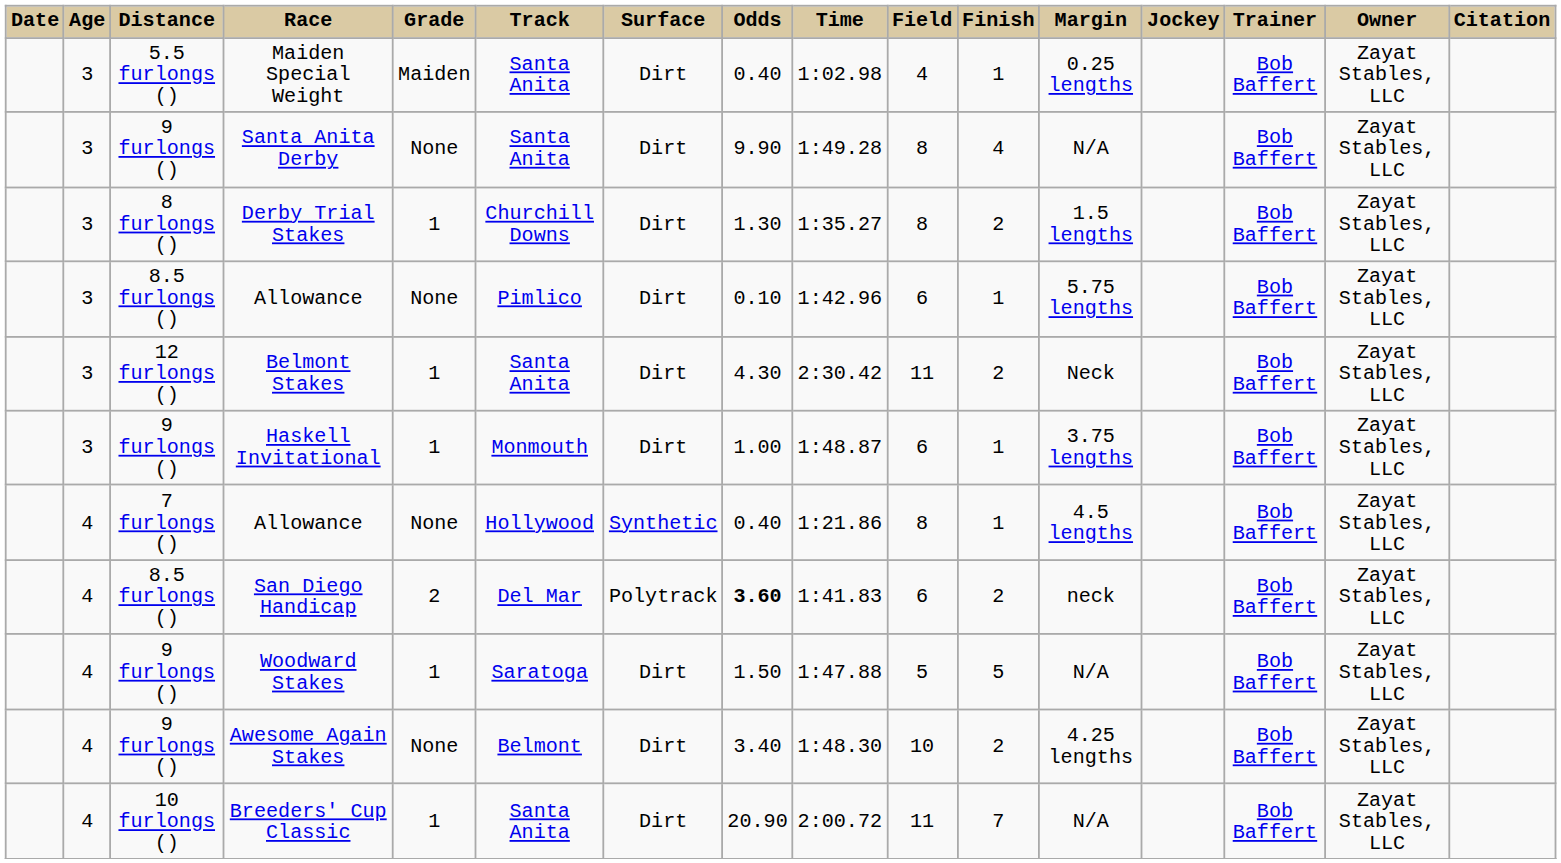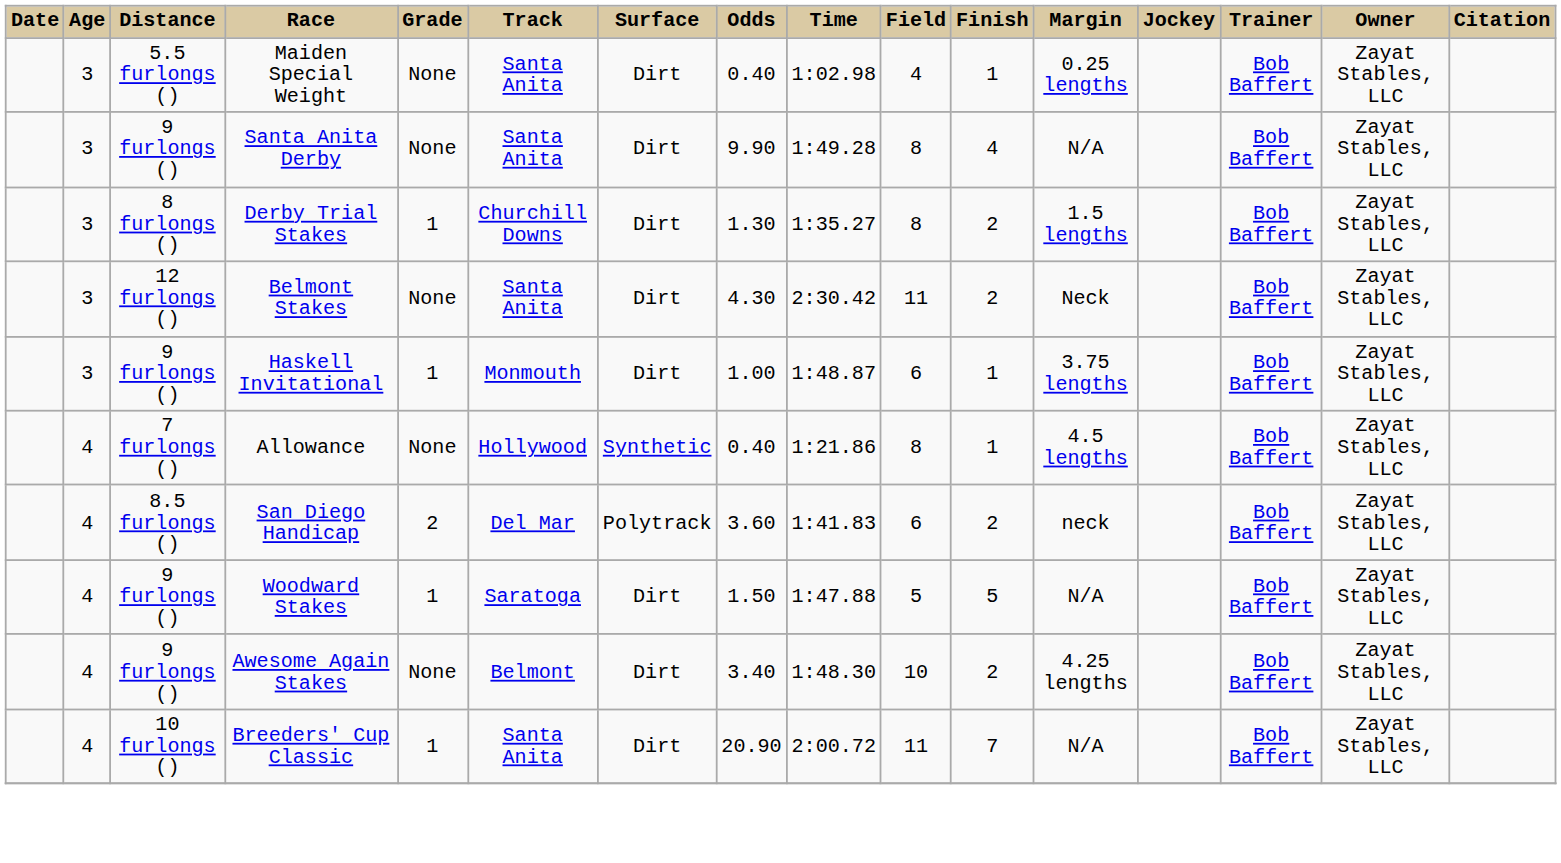(434, 75) Maiden -> (432, 75) None
- row: (167, 299)
(434, 373) 1 -> (432, 299) None
(758, 597) bold -> (751, 523) normal
